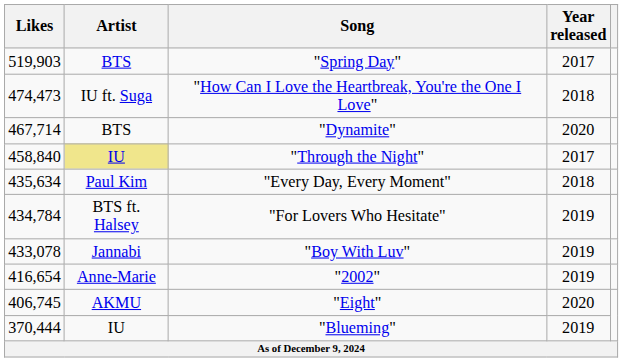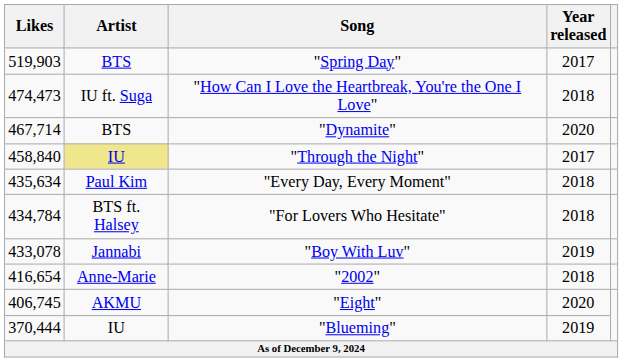(578, 216) 2019 -> (578, 216) 2018
(578, 276) 2019 -> (578, 276) 2018
